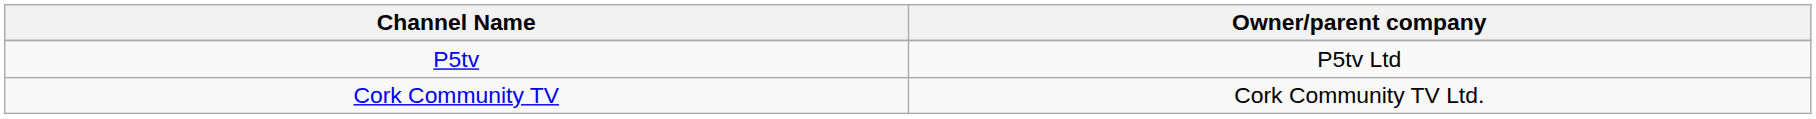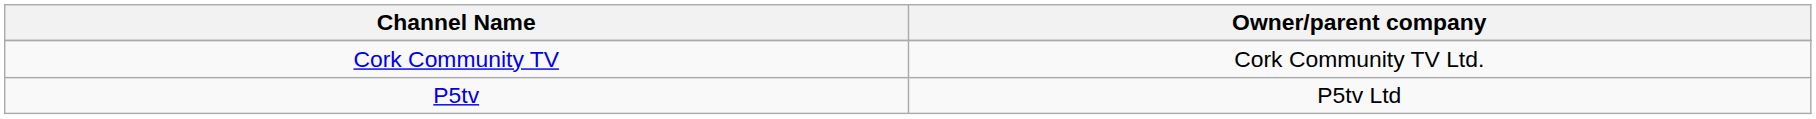rows swapped: (456, 95) <-> (456, 58)
